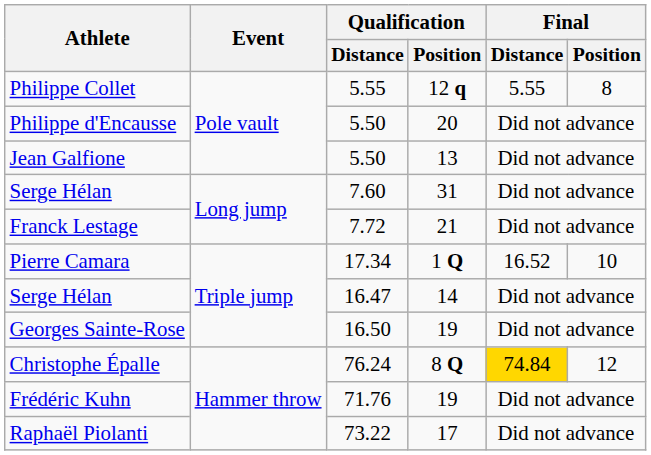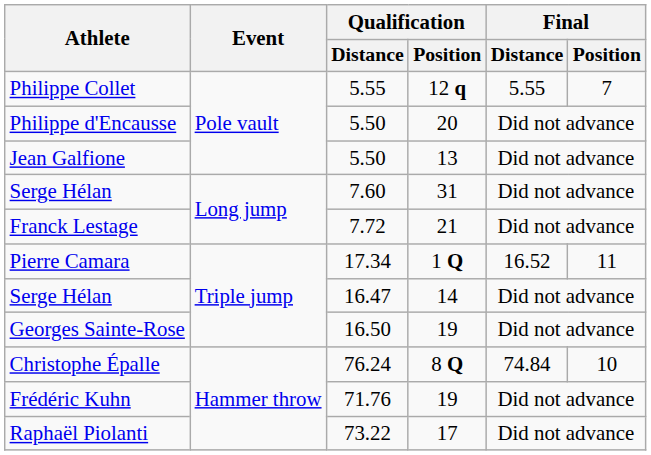(607, 89) 8 -> (607, 89) 7
(607, 261) 10 -> (607, 261) 11
(527, 364) gold background -> (527, 364) no background
(607, 364) 12 -> (607, 364) 10
